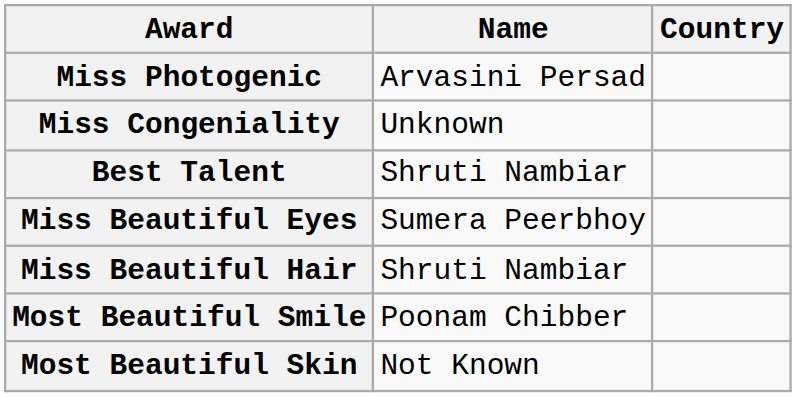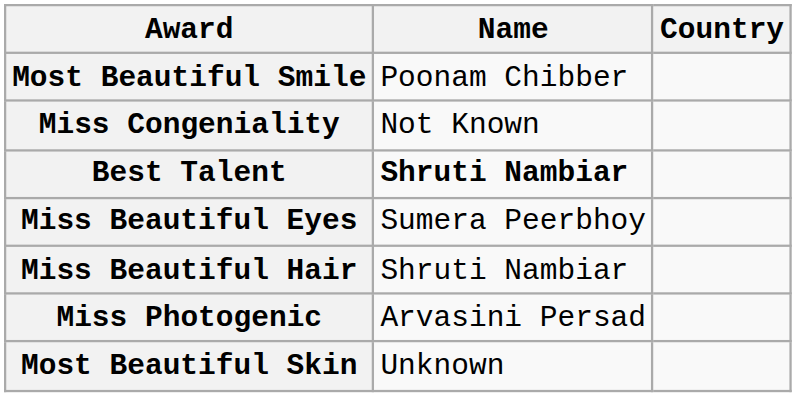rows swapped: (189, 77) <-> (189, 318)
(442, 125) Unknown -> (460, 125) Not Known
(504, 173) normal -> (504, 173) bold
(460, 366) Not Known -> (442, 366) Unknown
